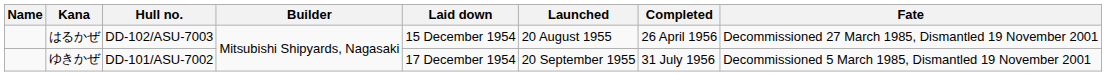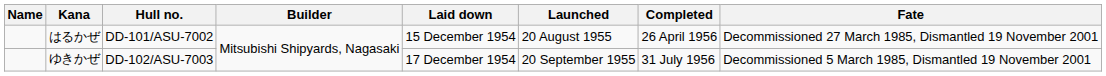(159, 37) DD-102/ASU-7003 -> (159, 37) DD-101/ASU-7002
(159, 60) DD-101/ASU-7002 -> (159, 60) DD-102/ASU-7003
